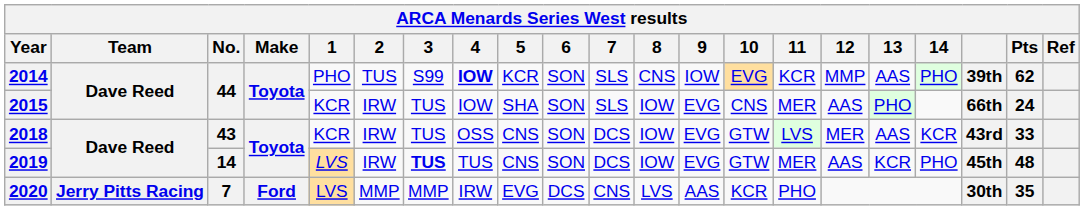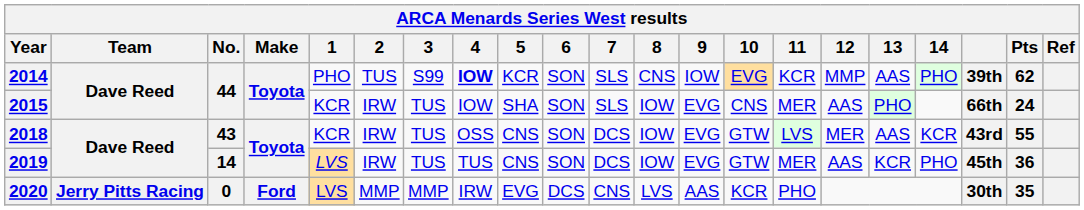(1025, 134) 33 -> (1025, 134) 55
(428, 162) bold -> (428, 162) normal
(1025, 162) 48 -> (1025, 162) 36
(226, 191) 7 -> (226, 191) 0
